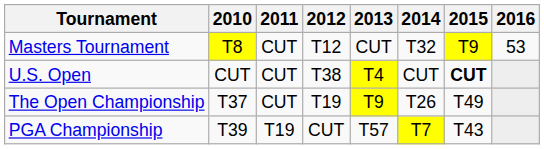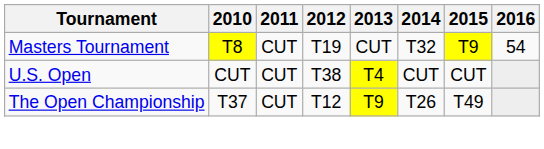(326, 47) T12 -> (326, 47) T19
(516, 47) 53 -> (516, 47) 54
(468, 75) bold -> (468, 75) normal
(326, 102) T19 -> (326, 102) T12
- row: (86, 130)
